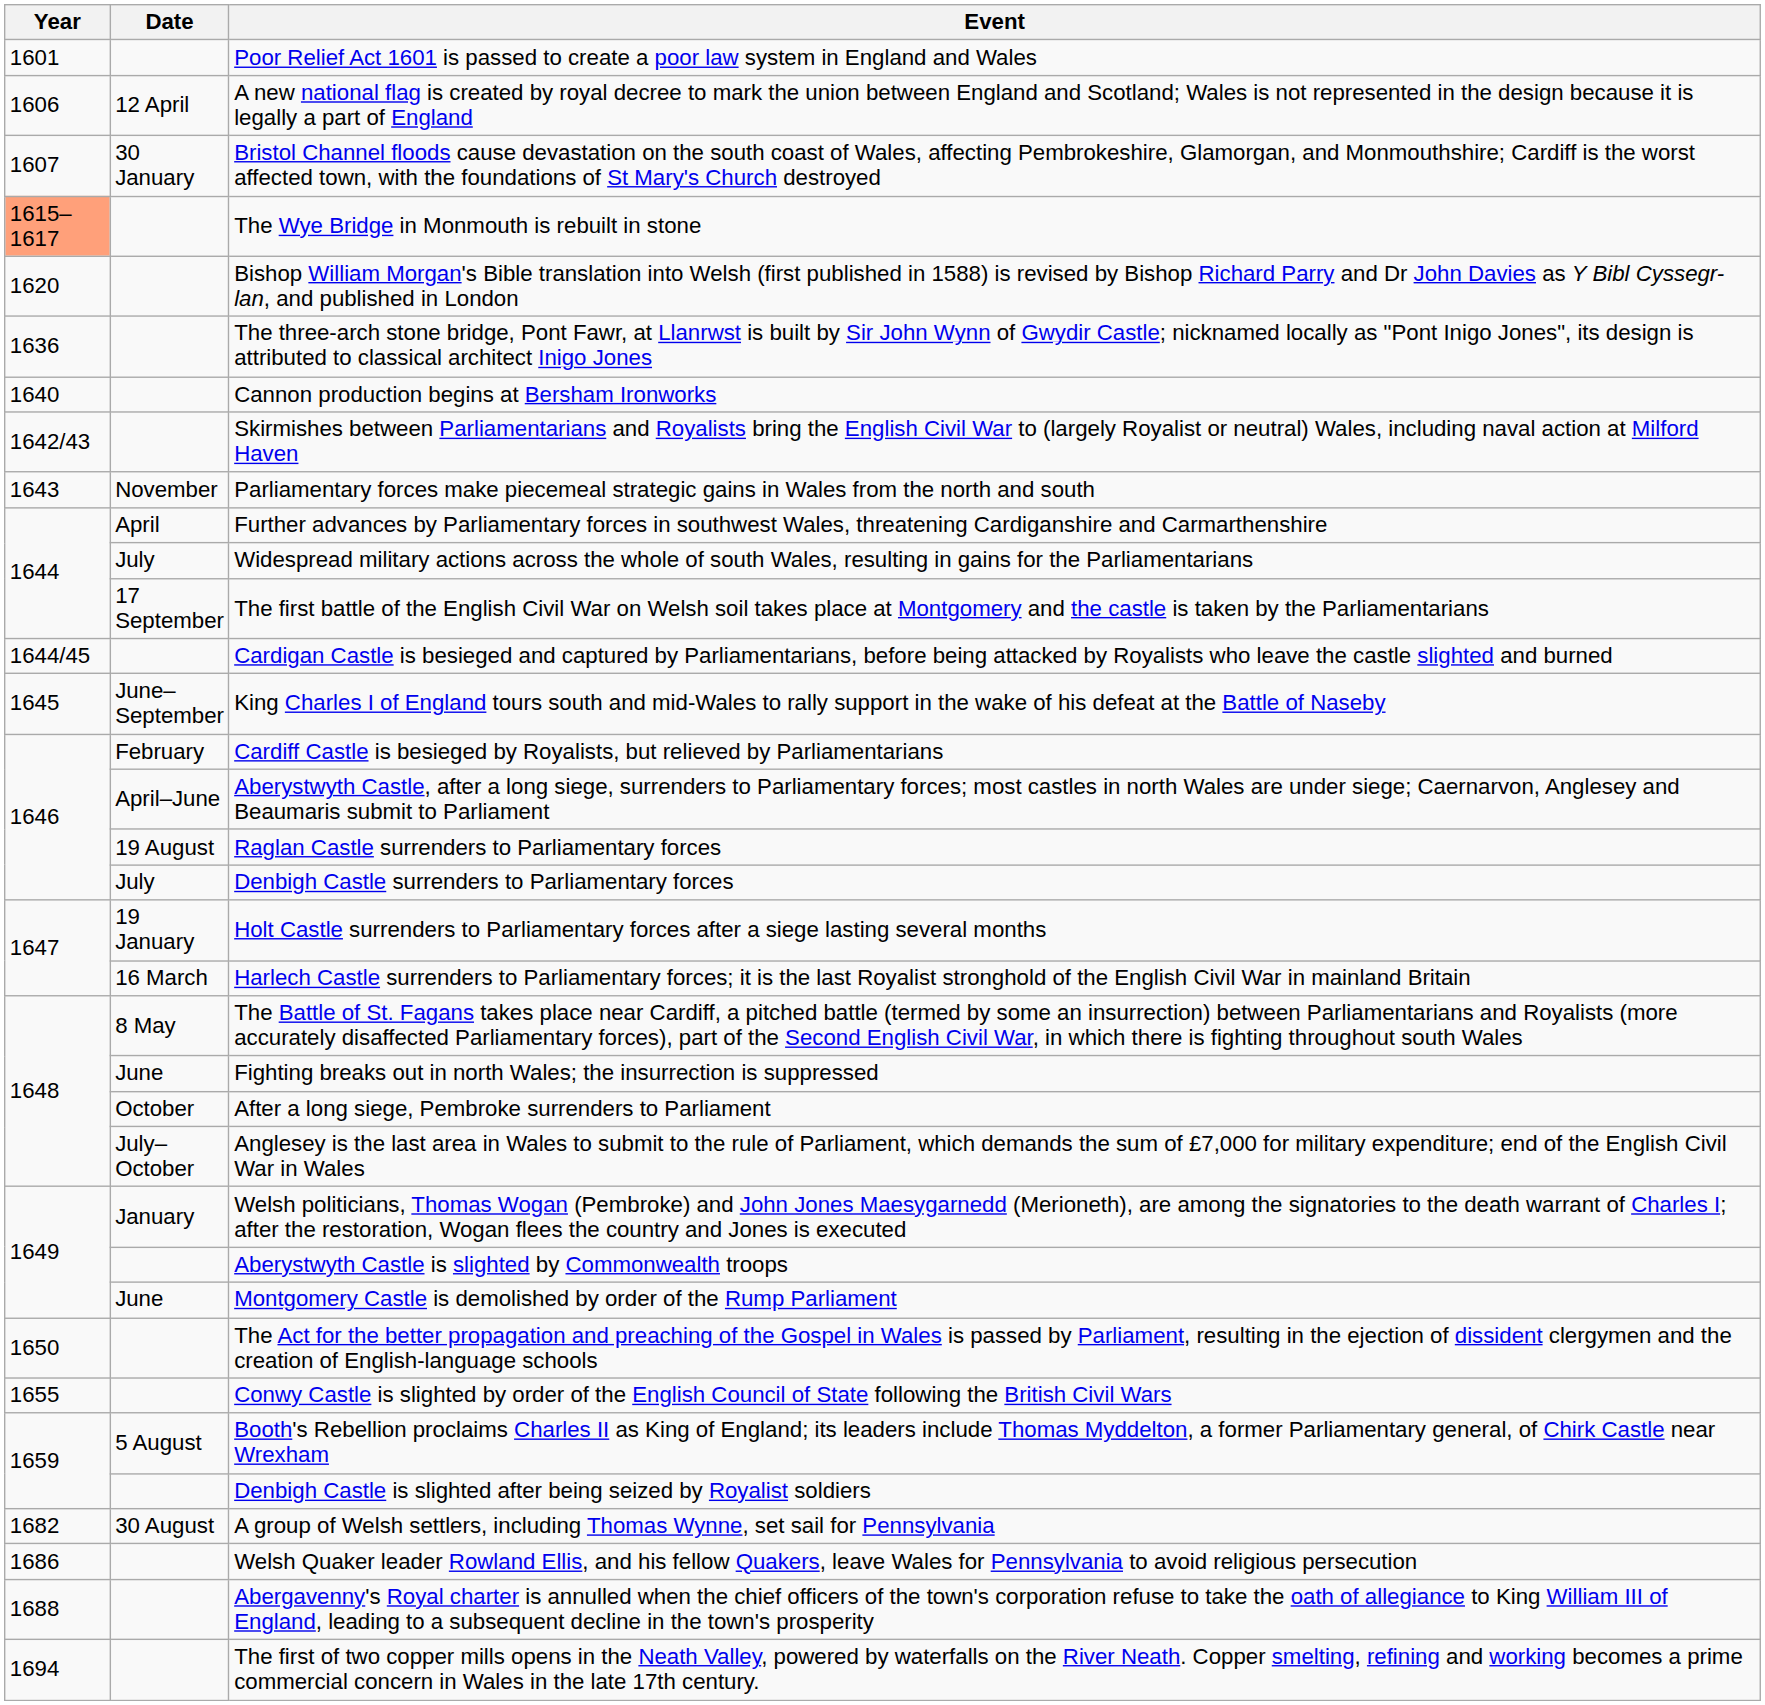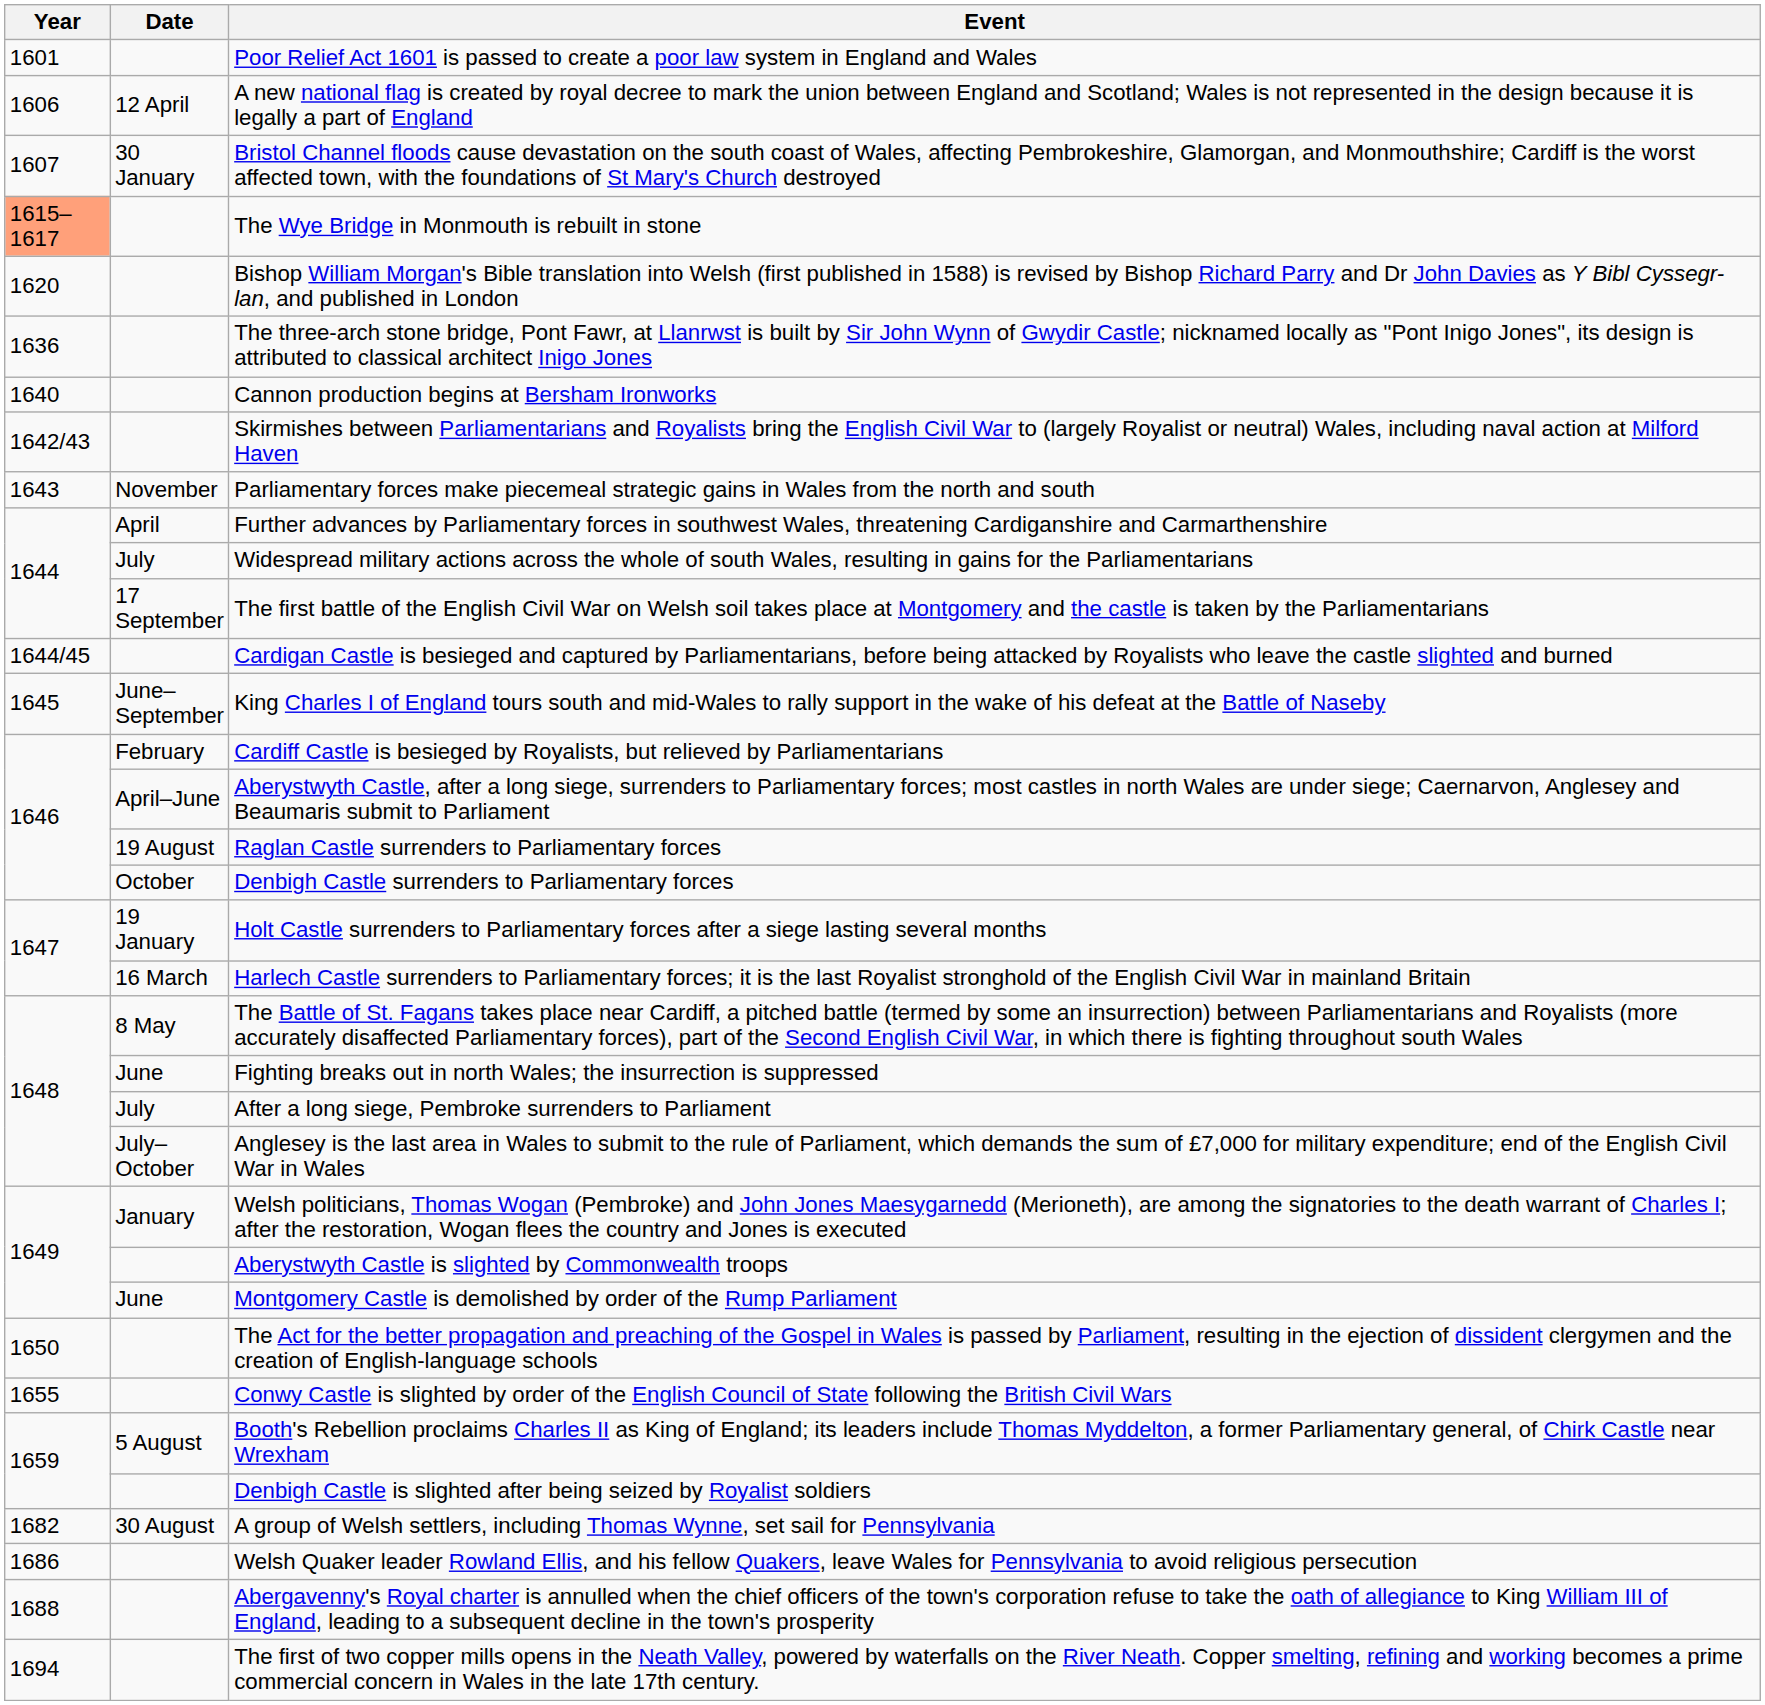(135, 882) July -> (155, 882) October
(155, 1108) October -> (135, 1108) July
